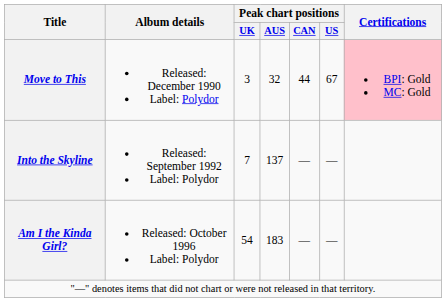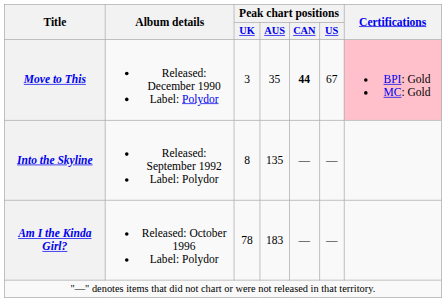(275, 79) 32 -> (275, 79) 35
(304, 79) normal -> (304, 79) bold
(247, 160) 7 -> (247, 160) 8
(275, 160) 137 -> (275, 160) 135
(247, 240) 54 -> (247, 240) 78
